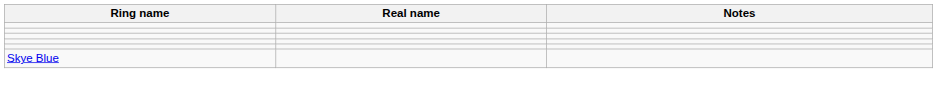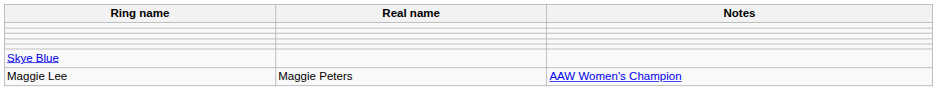+ row: (37, 76)
